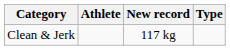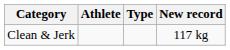columns swapped: (158, 14) <-> (209, 14)
